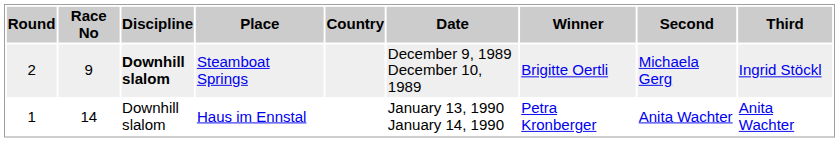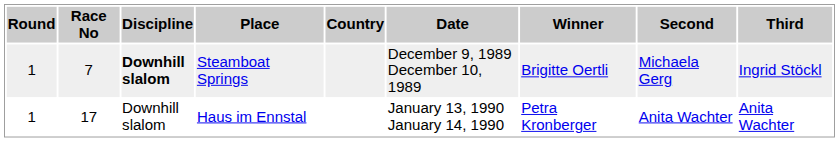(32, 70) 2 -> (32, 70) 1
(89, 70) 9 -> (89, 70) 7
(89, 116) 14 -> (89, 116) 17
